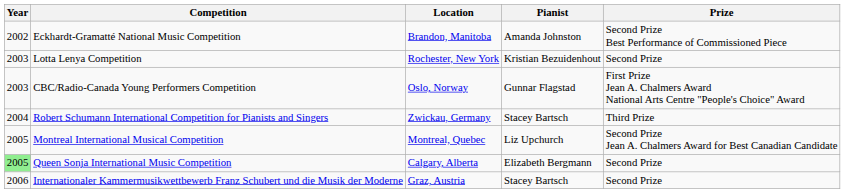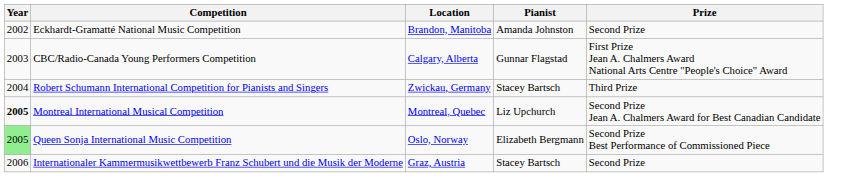(696, 36) Second Prize Best Performance of Commissioned Piece -> (617, 30) Second Prize
- row: (87, 59)
(438, 88) Oslo, Norway -> (443, 59) Calgary, Alberta
(18, 140) normal -> (18, 111) bold
(443, 163) Calgary, Alberta -> (438, 140) Oslo, Norway
(634, 163) Second Prize -> (679, 140) Second Prize Best Performance of Commissioned Piece
